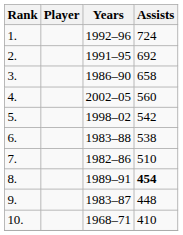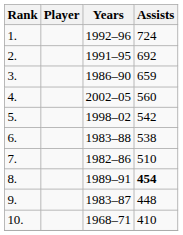(147, 76) 658 -> (147, 76) 659
